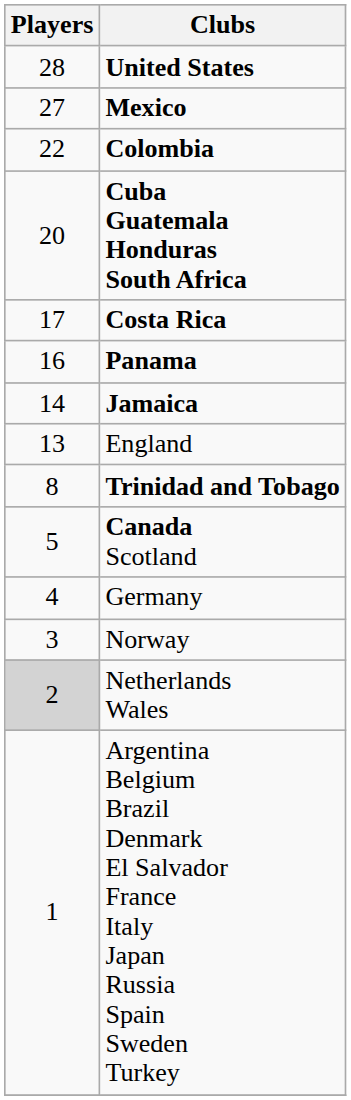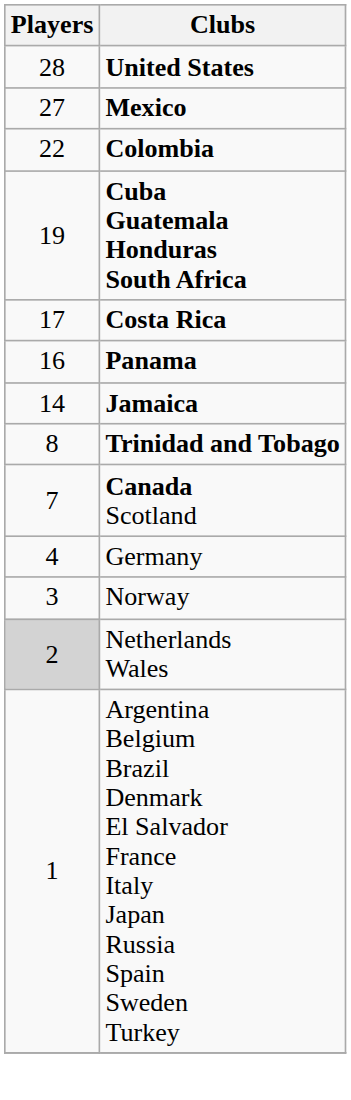(52, 234) 20 -> (52, 234) 19
- row: (149, 444)
(52, 541) 5 -> (52, 500) 7
